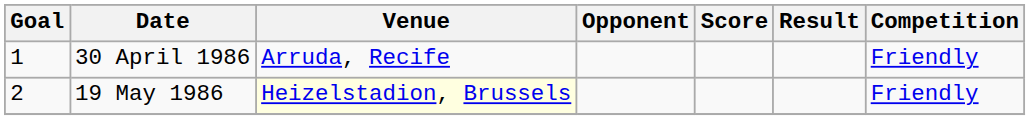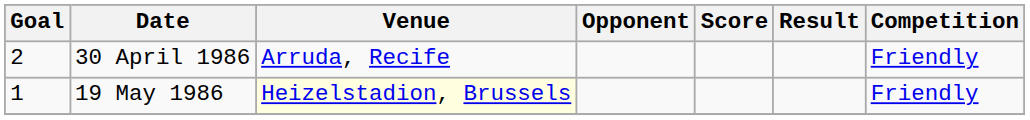(17, 60) 1 -> (17, 60) 2
(17, 96) 2 -> (17, 96) 1
